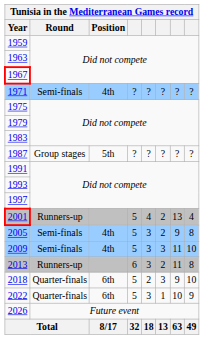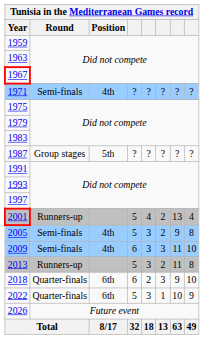(134, 249) 5 -> (134, 249) 6
(134, 264) 6 -> (134, 264) 5
(134, 280) 5 -> (134, 280) 6
